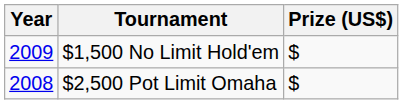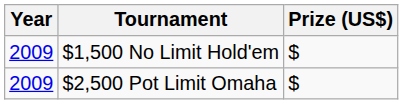(31, 83) 2008 -> (31, 83) 2009
